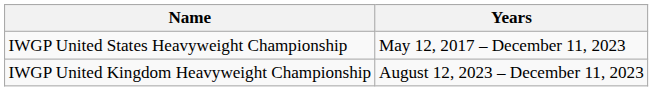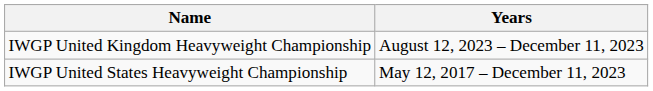rows swapped: (178, 45) <-> (190, 72)
